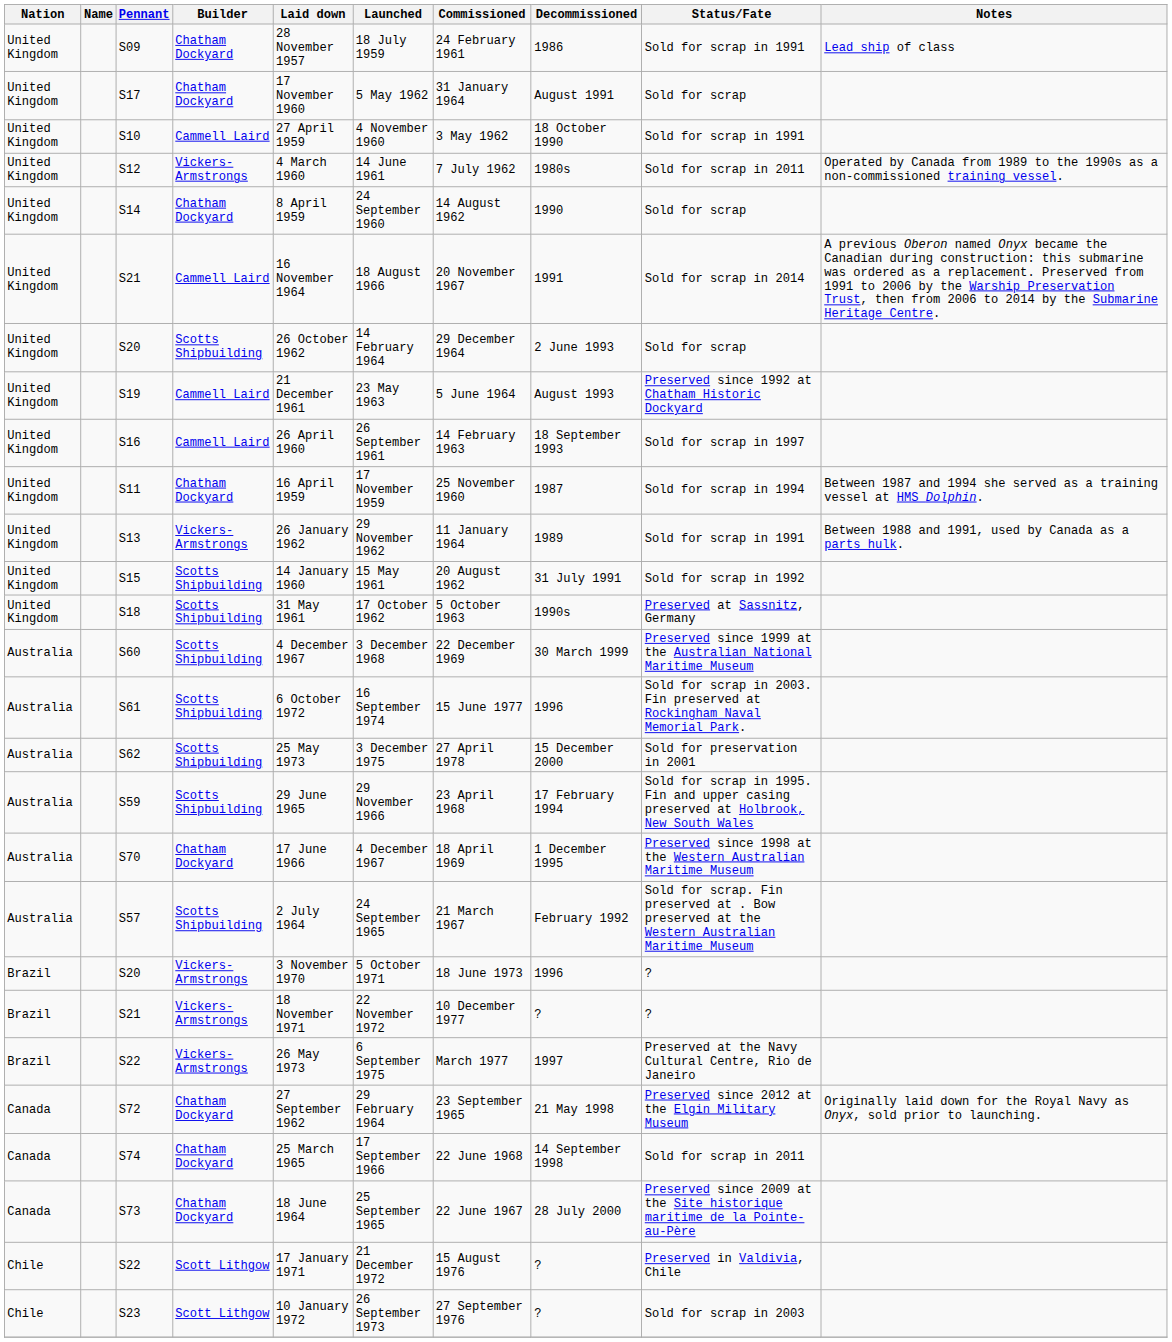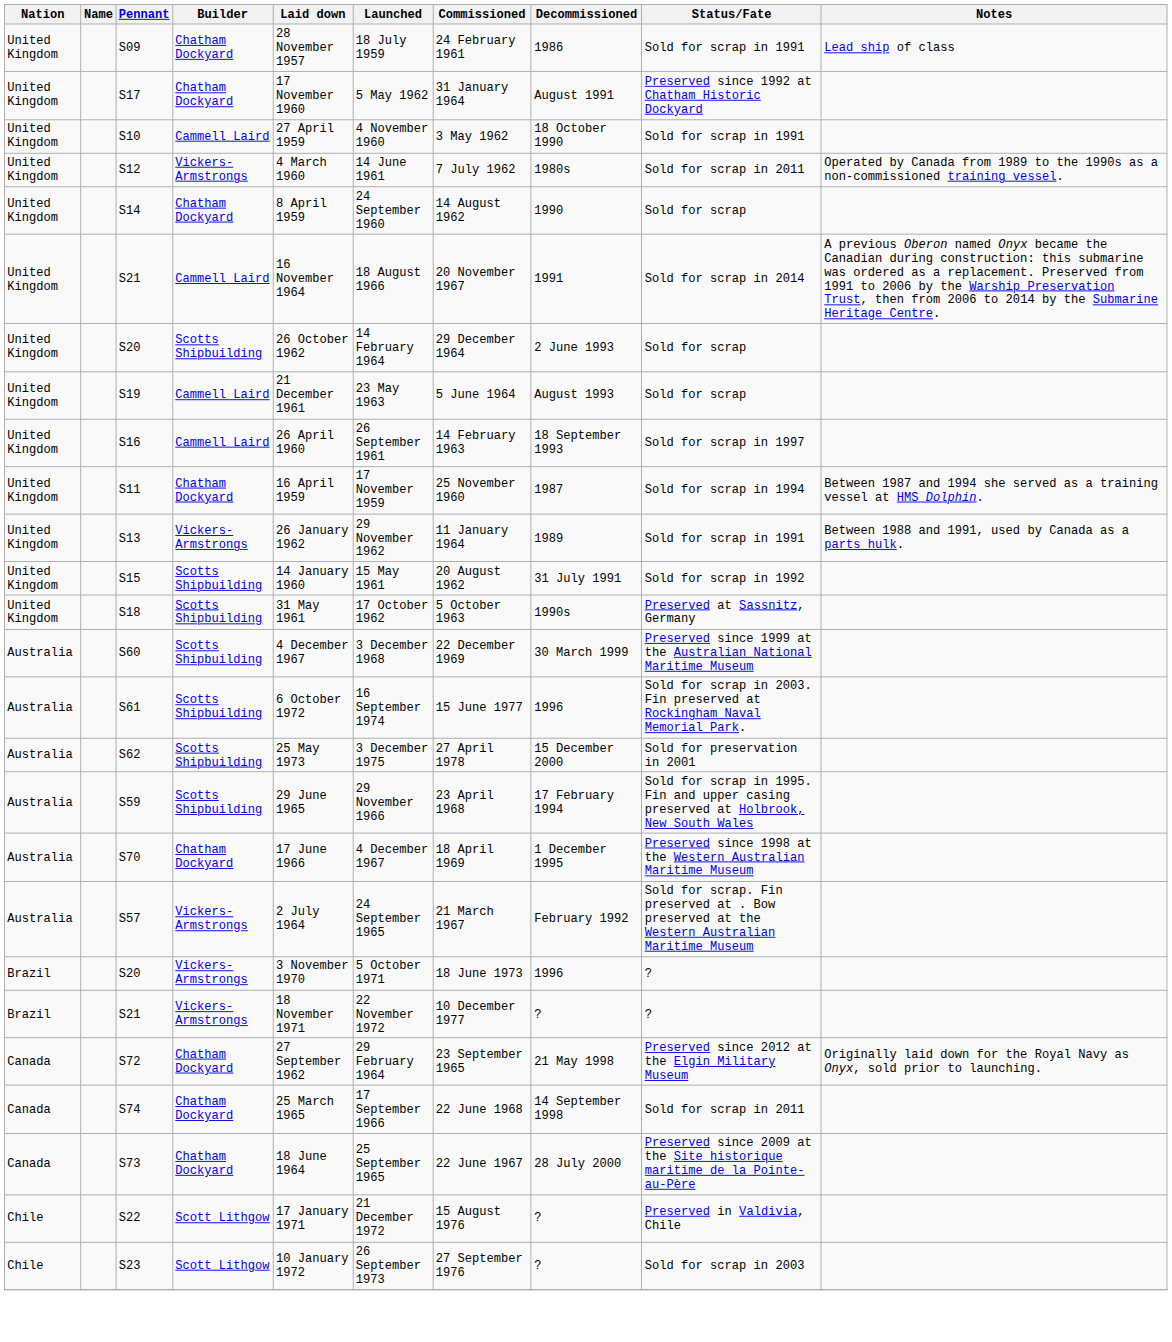(696, 96) Sold for scrap -> (728, 96) Preserved since 1992 at Chatham Historic Dockyard
(728, 395) Preserved since 1992 at Chatham Historic Dockyard -> (696, 395) Sold for scrap
(219, 919) Scotts Shipbuilding -> (212, 919) Vickers-Armstrongs
- row: (29, 1062)
